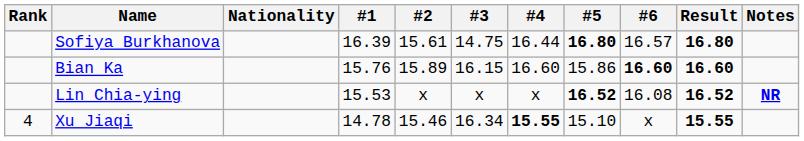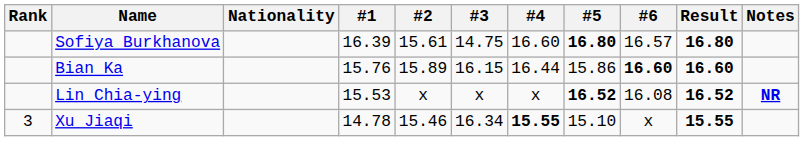(536, 44) 16.44 -> (536, 44) 16.60
(536, 70) 16.60 -> (536, 70) 16.44
(28, 123) 4 -> (28, 123) 3
